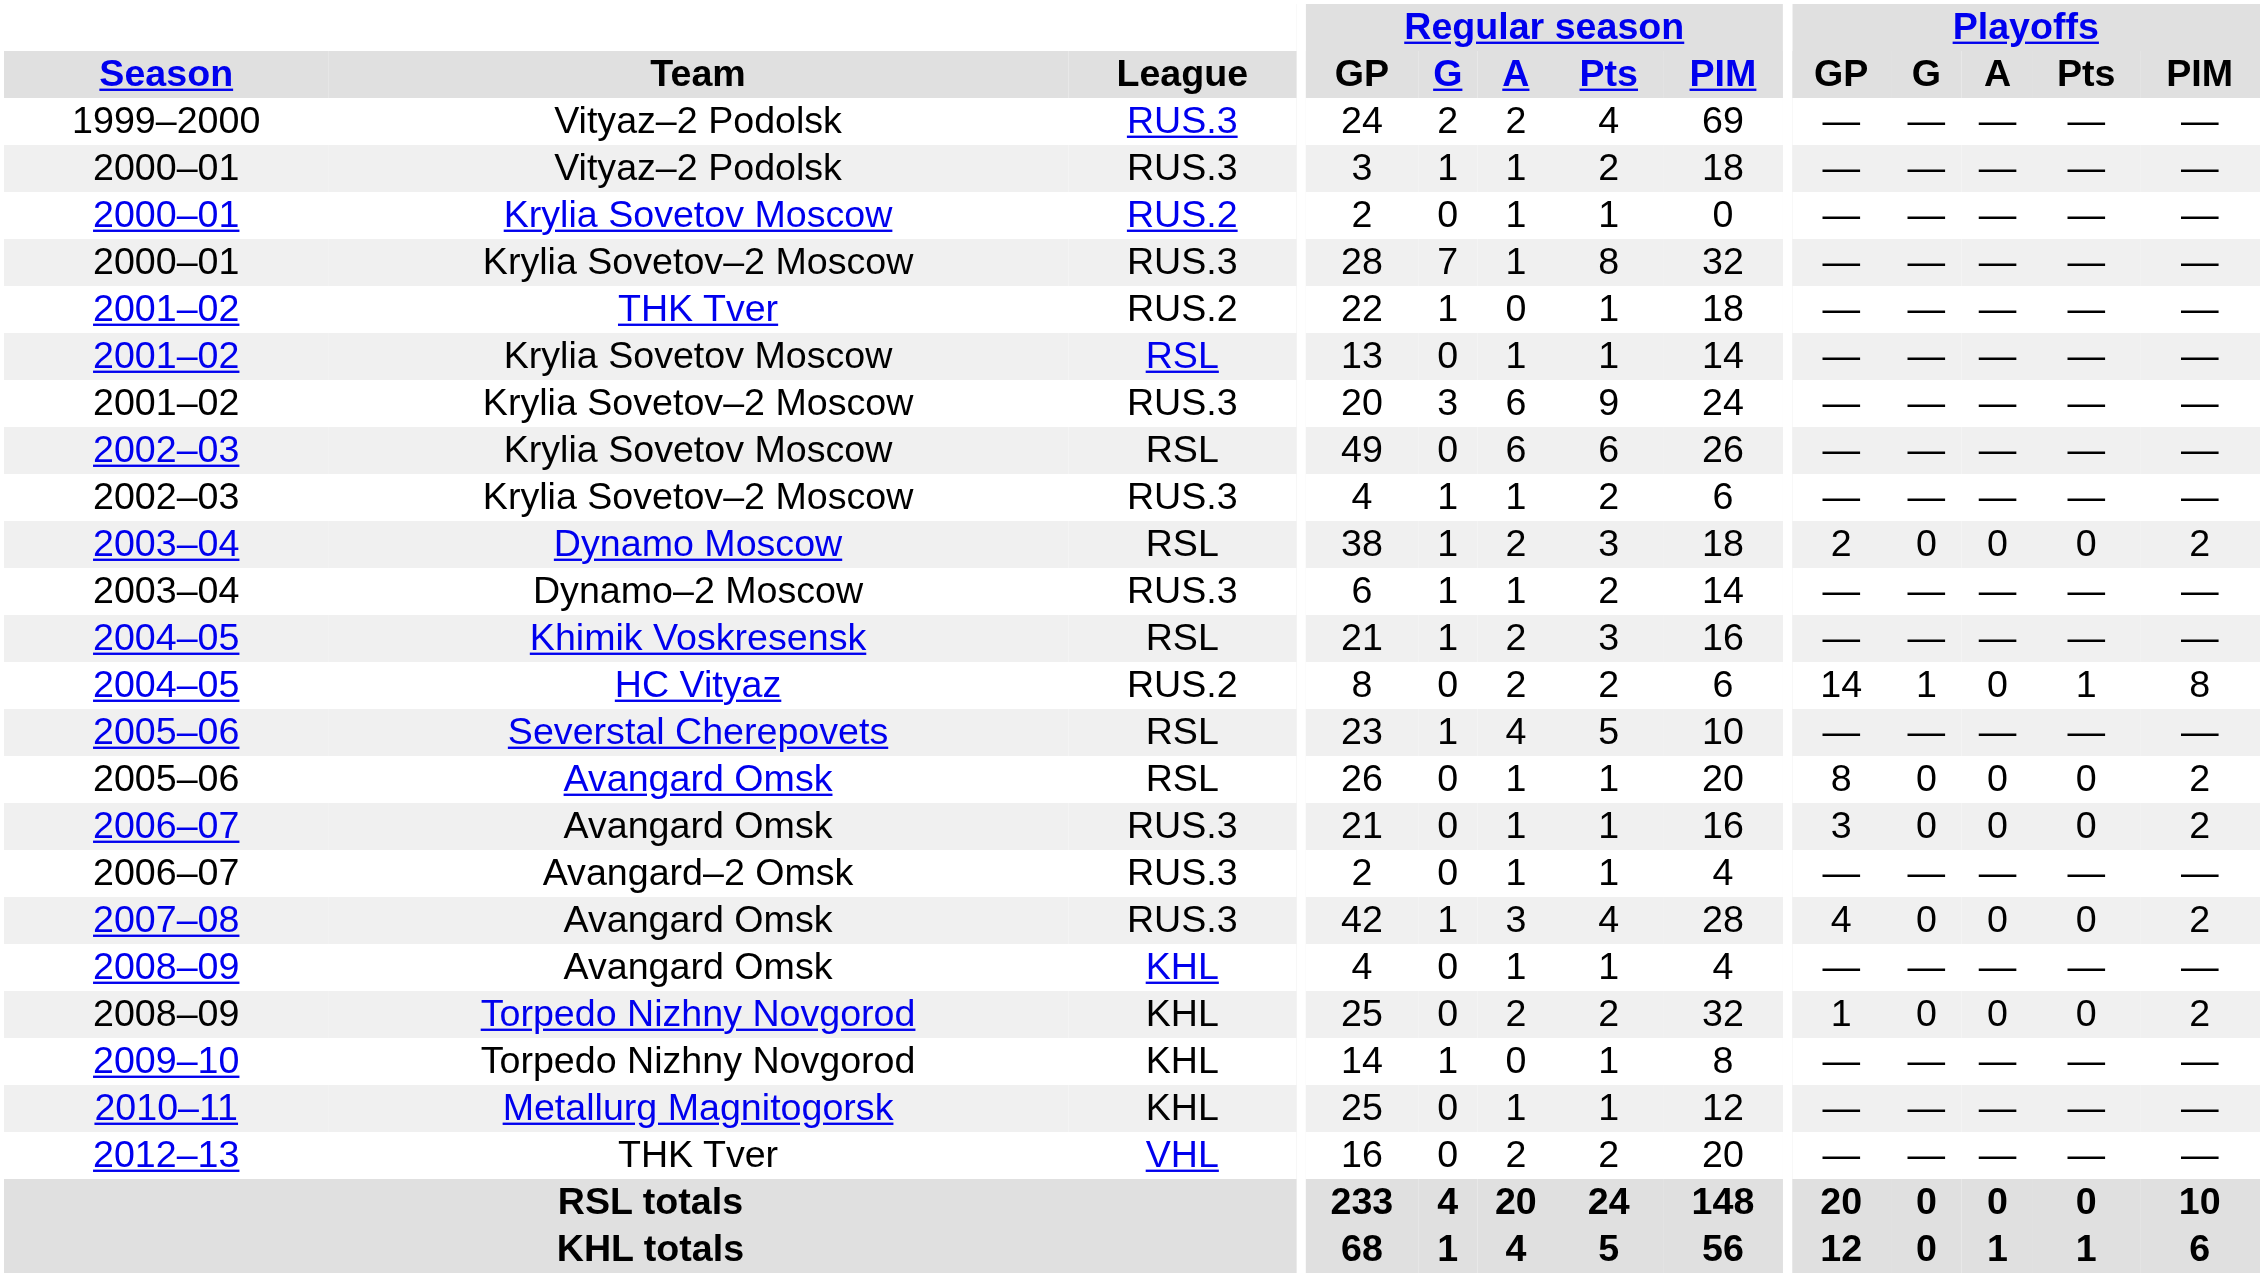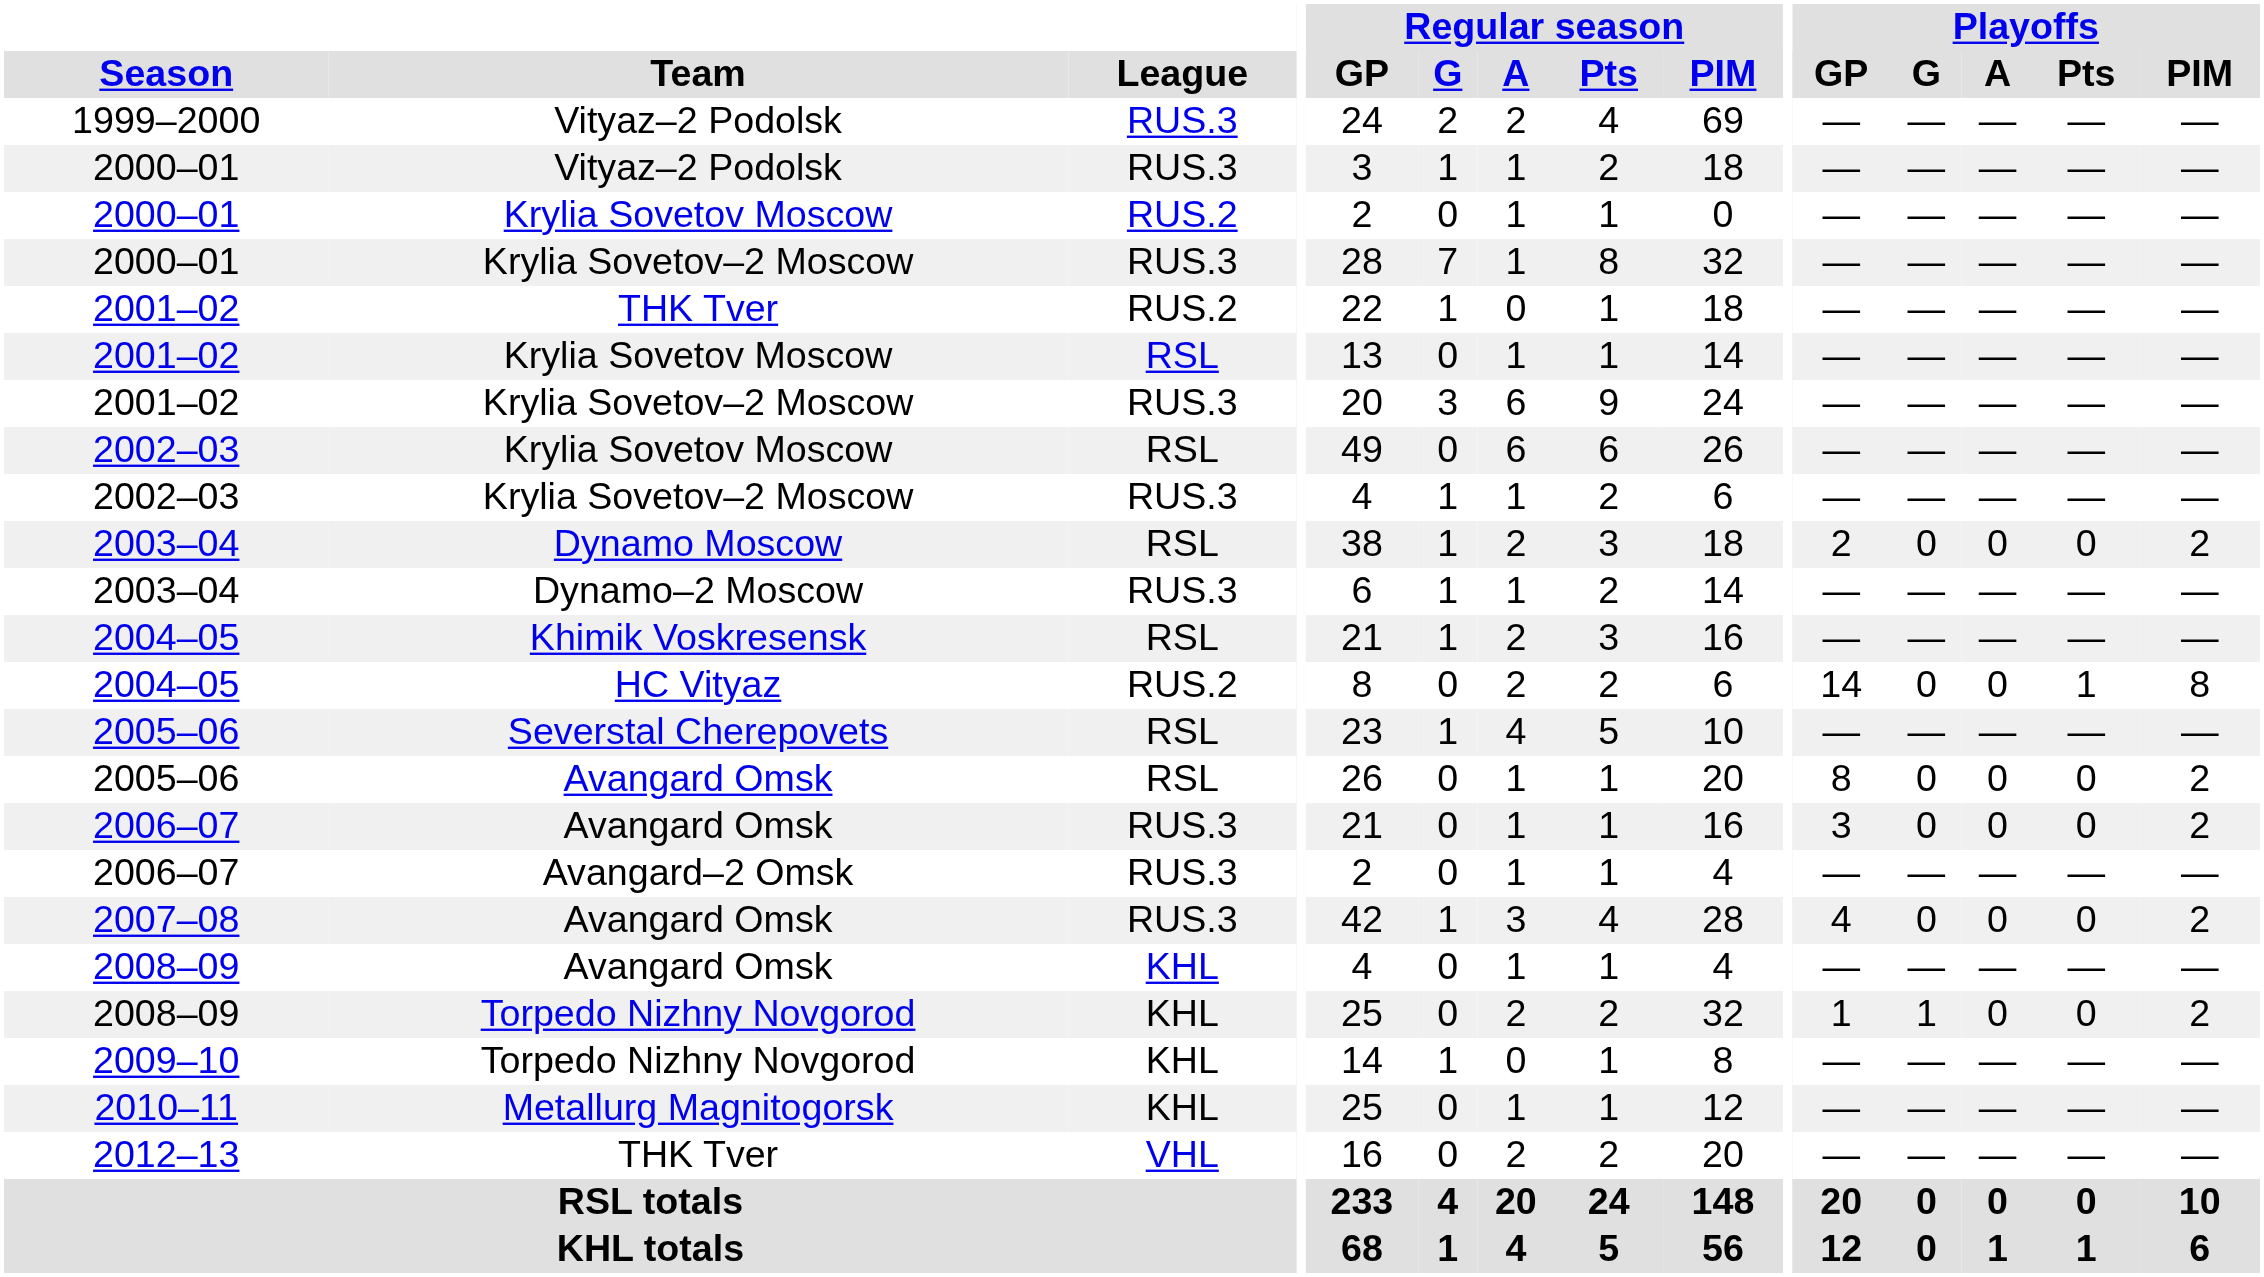(1926, 684) 1 -> (1926, 684) 0
(1926, 1013) 0 -> (1926, 1013) 1
